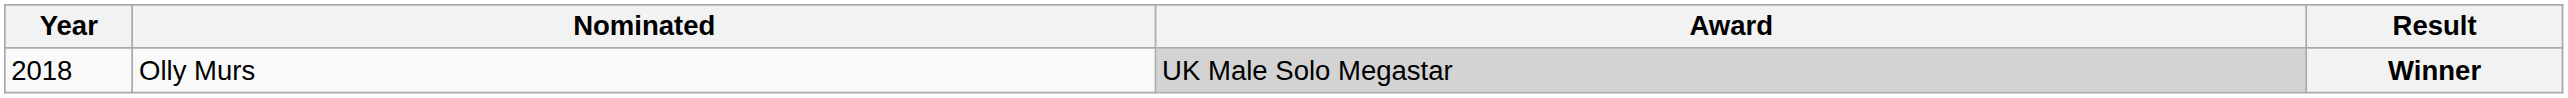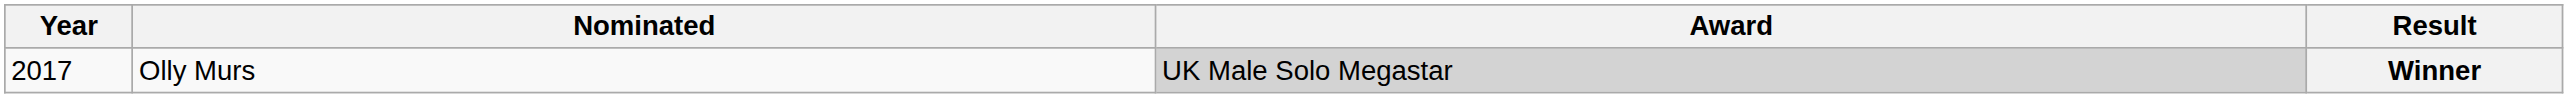(42, 69) 2018 -> (42, 69) 2017
